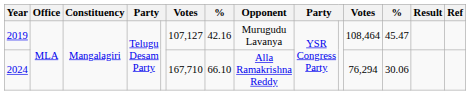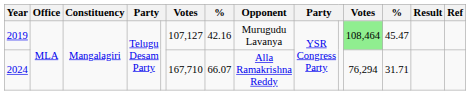(363, 35) no background -> (363, 35) lightgreen background
(219, 70) 66.10 -> (219, 70) 66.07
(397, 70) 30.06 -> (397, 70) 31.71
